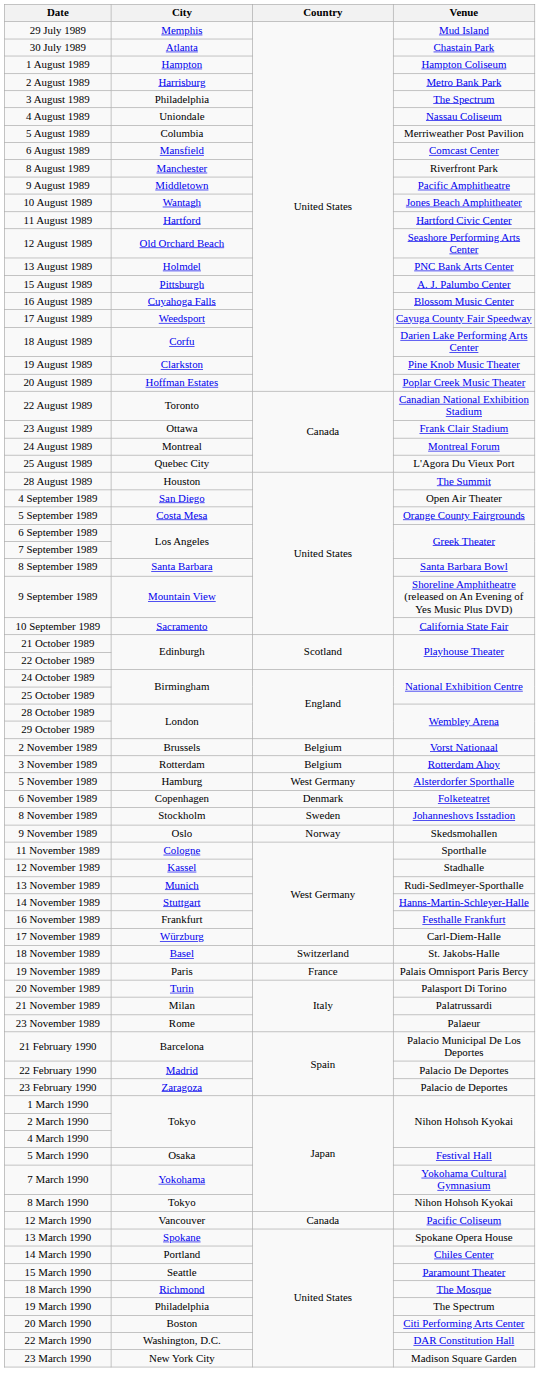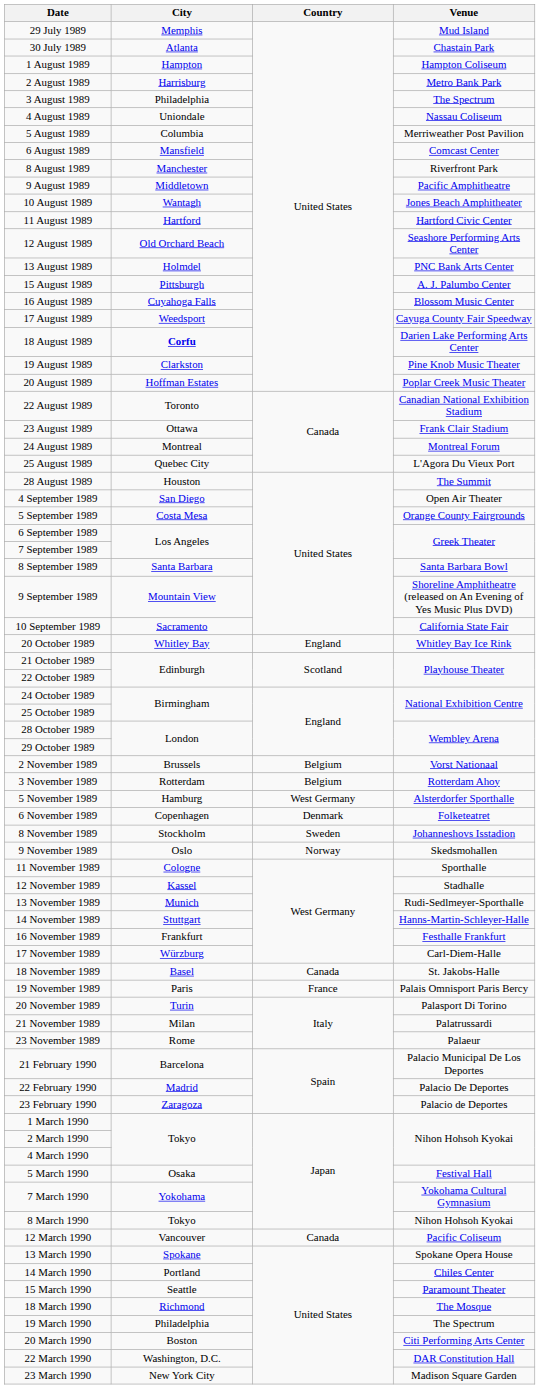(182, 342) normal -> (182, 342) bold
+ row: (58, 643)
(323, 954) Switzerland -> (323, 971) Canada
